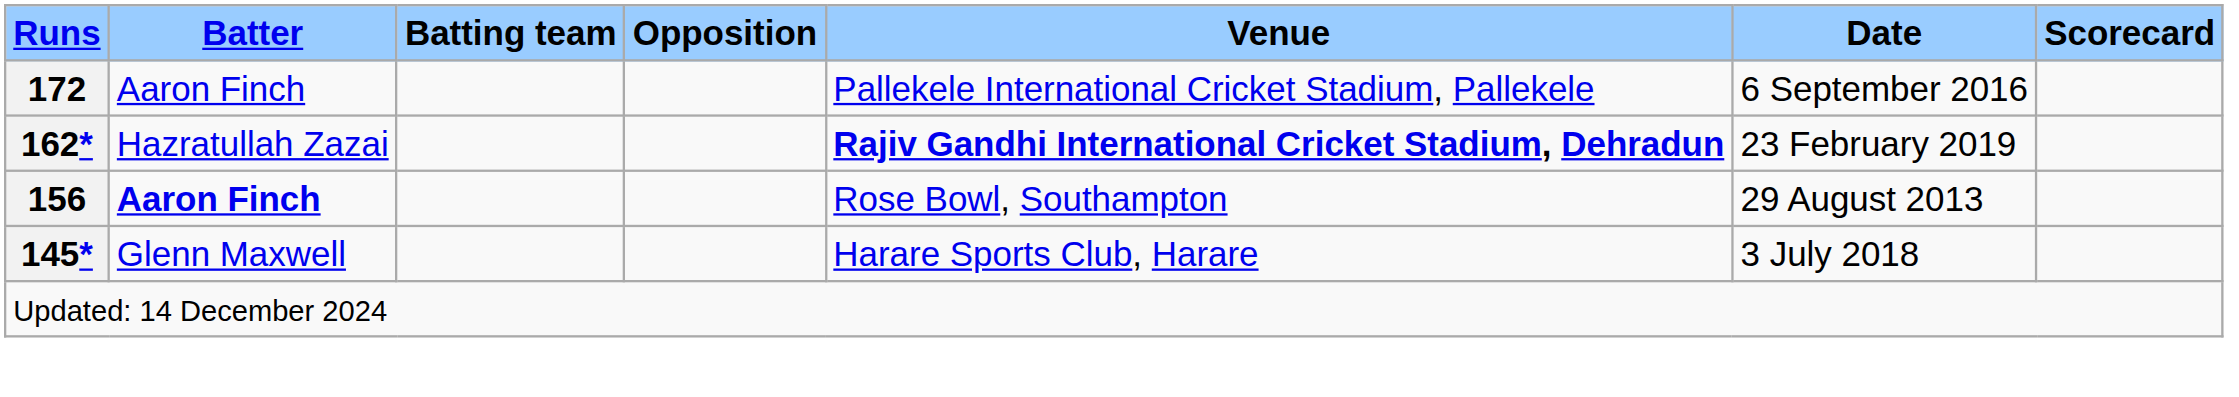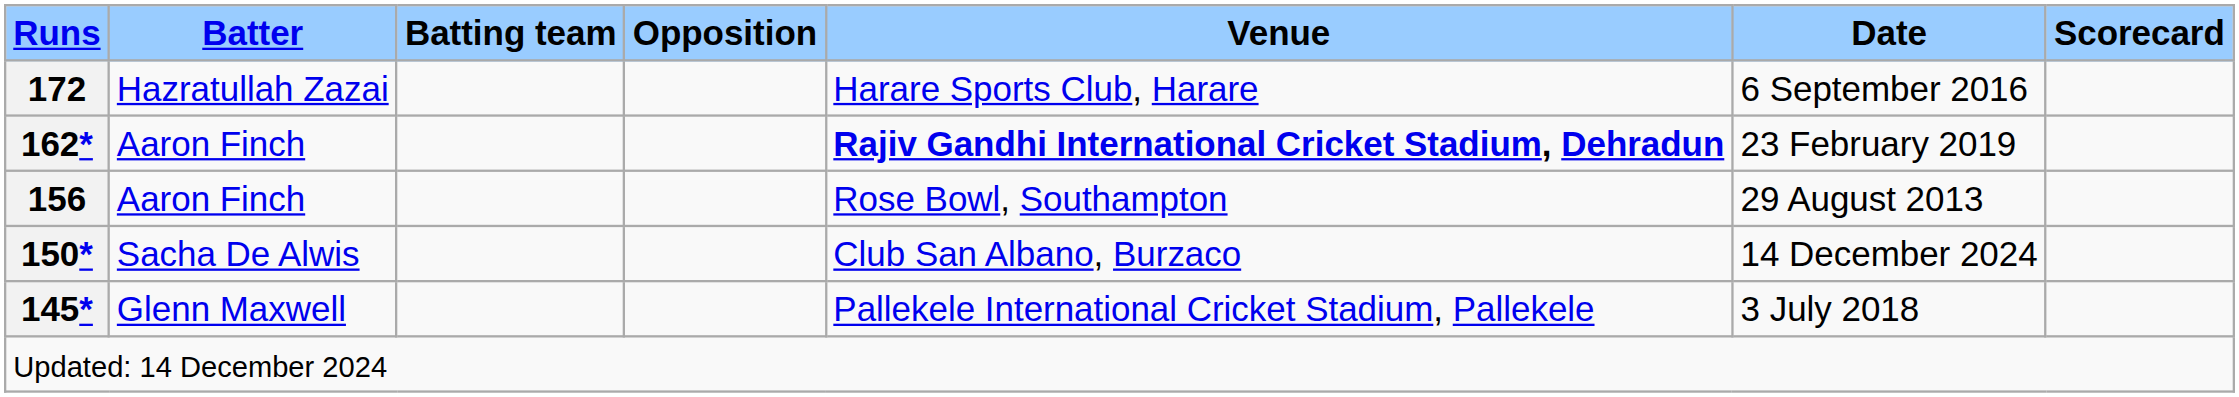(211, 88) Aaron Finch -> (253, 88) Hazratullah Zazai
(1214, 88) Pallekele International Cricket Stadium, Pallekele -> (1046, 88) Harare Sports Club, Harare
(253, 144) Hazratullah Zazai -> (211, 144) Aaron Finch
(219, 199) bold -> (211, 199) normal
+ row: (57, 254)
(1046, 254) Harare Sports Club, Harare -> (1214, 310) Pallekele International Cricket Stadium, Pallekele
